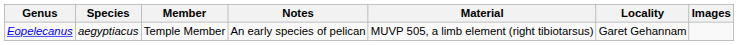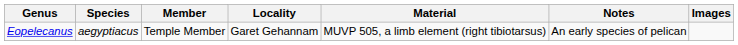columns swapped: (643, 13) <-> (298, 13)
